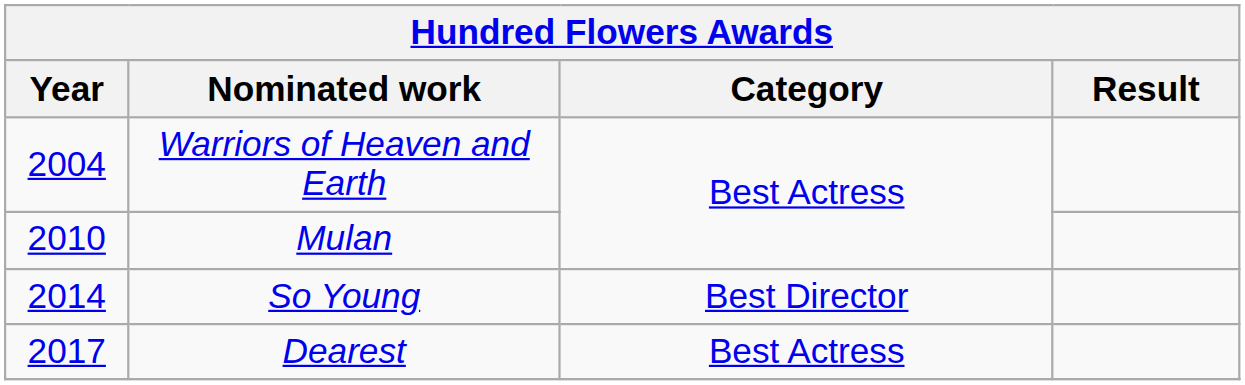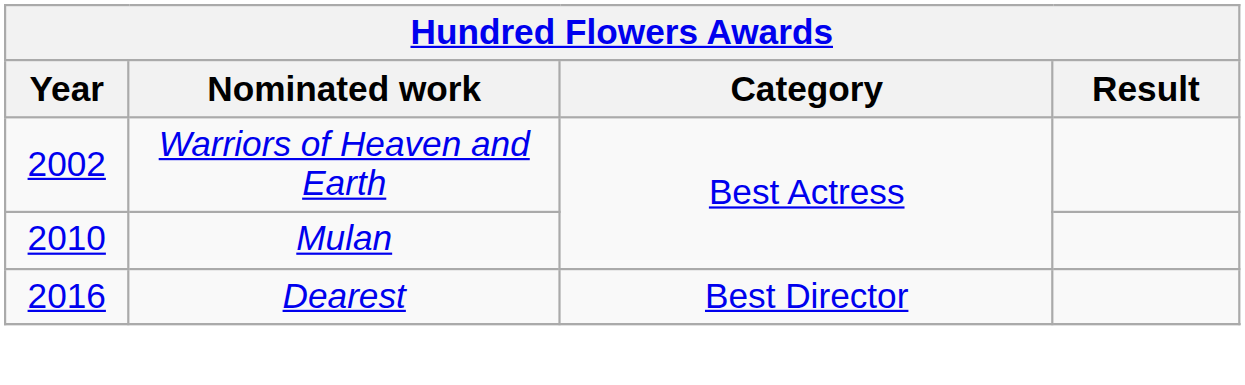(67, 163) 2004 -> (67, 163) 2002
- row: (344, 295)
(67, 351) 2017 -> (67, 295) 2016
(807, 351) Best Actress -> (807, 295) Best Director
